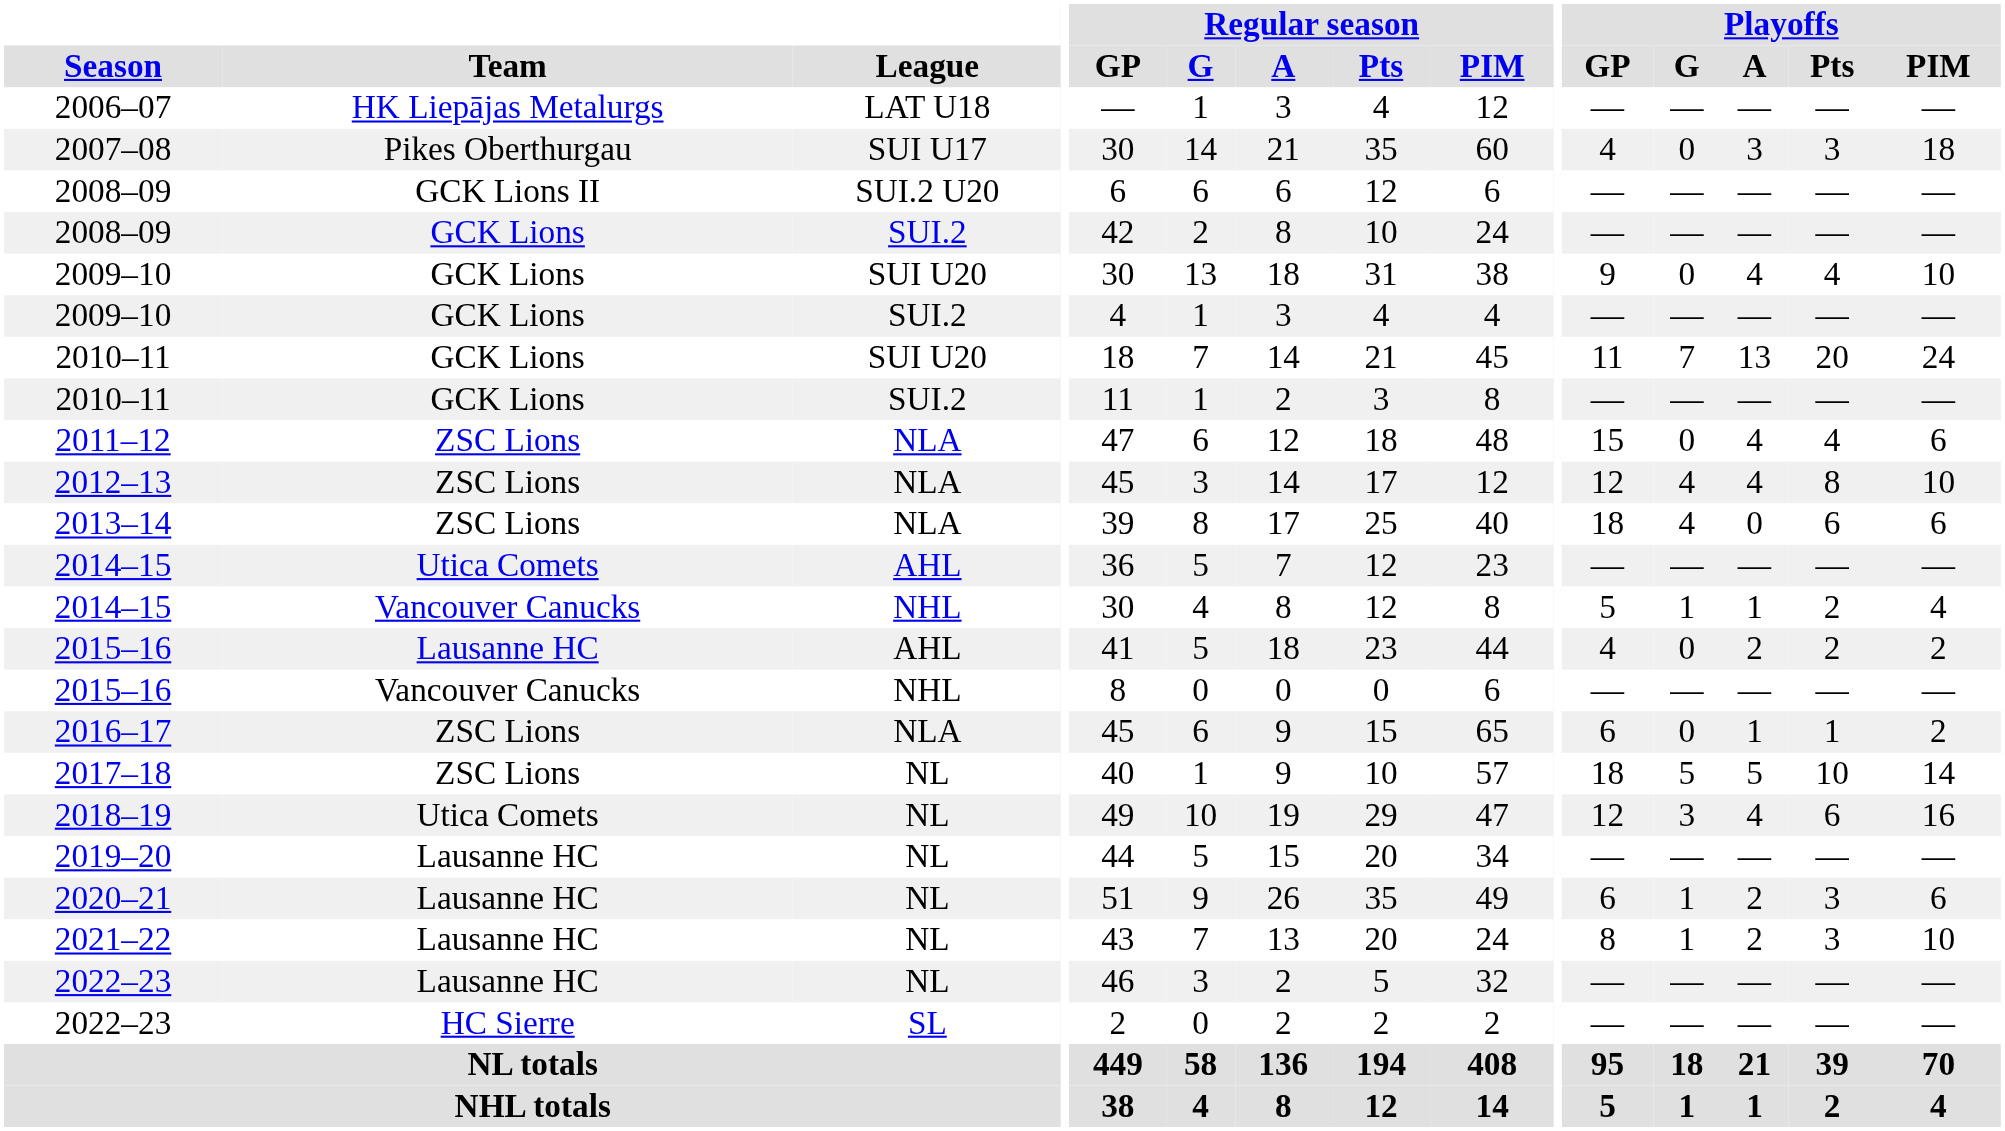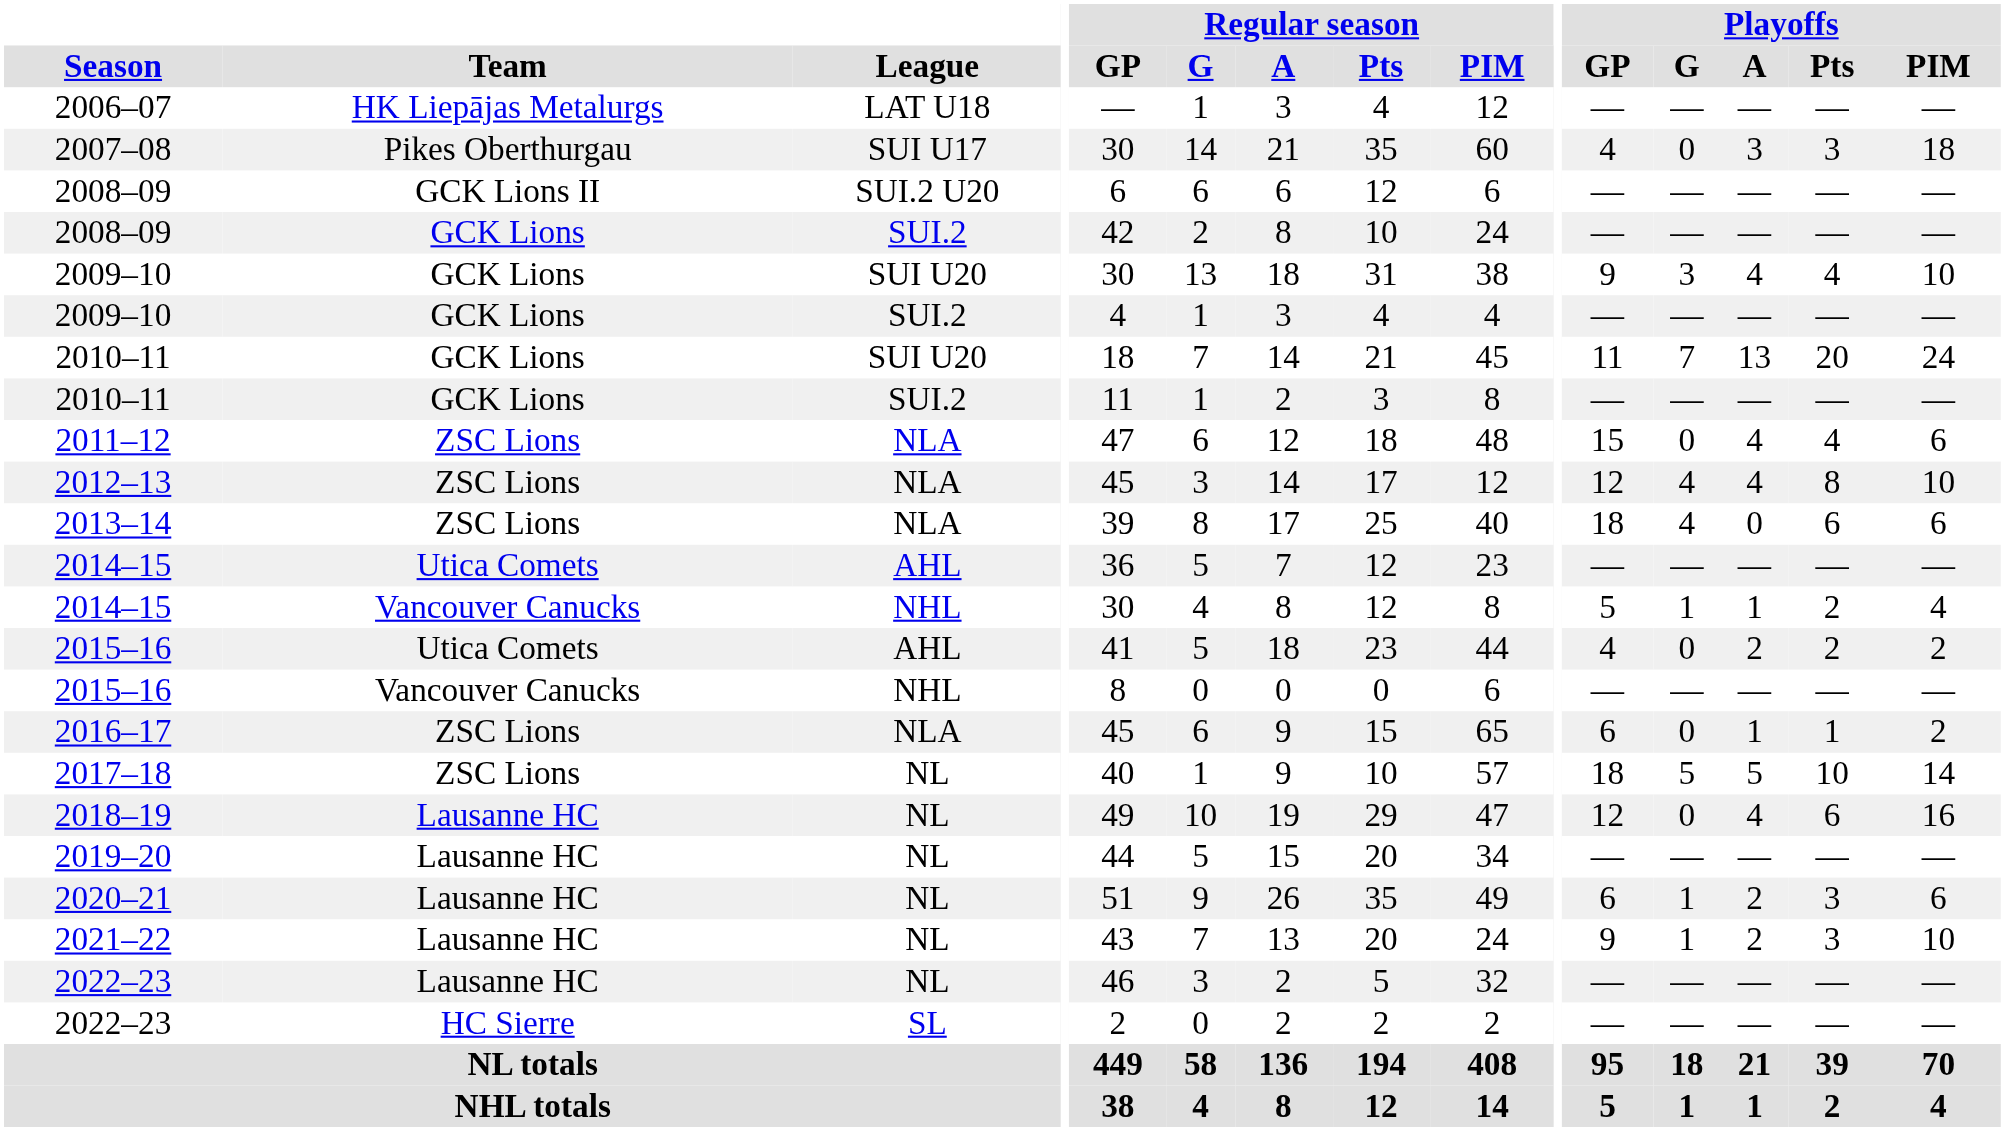(1687, 273) 0 -> (1687, 273) 3
(508, 648) Lausanne HC -> (508, 648) Utica Comets
(508, 814) Utica Comets -> (508, 814) Lausanne HC
(1687, 814) 3 -> (1687, 814) 0
(1607, 939) 8 -> (1607, 939) 9
